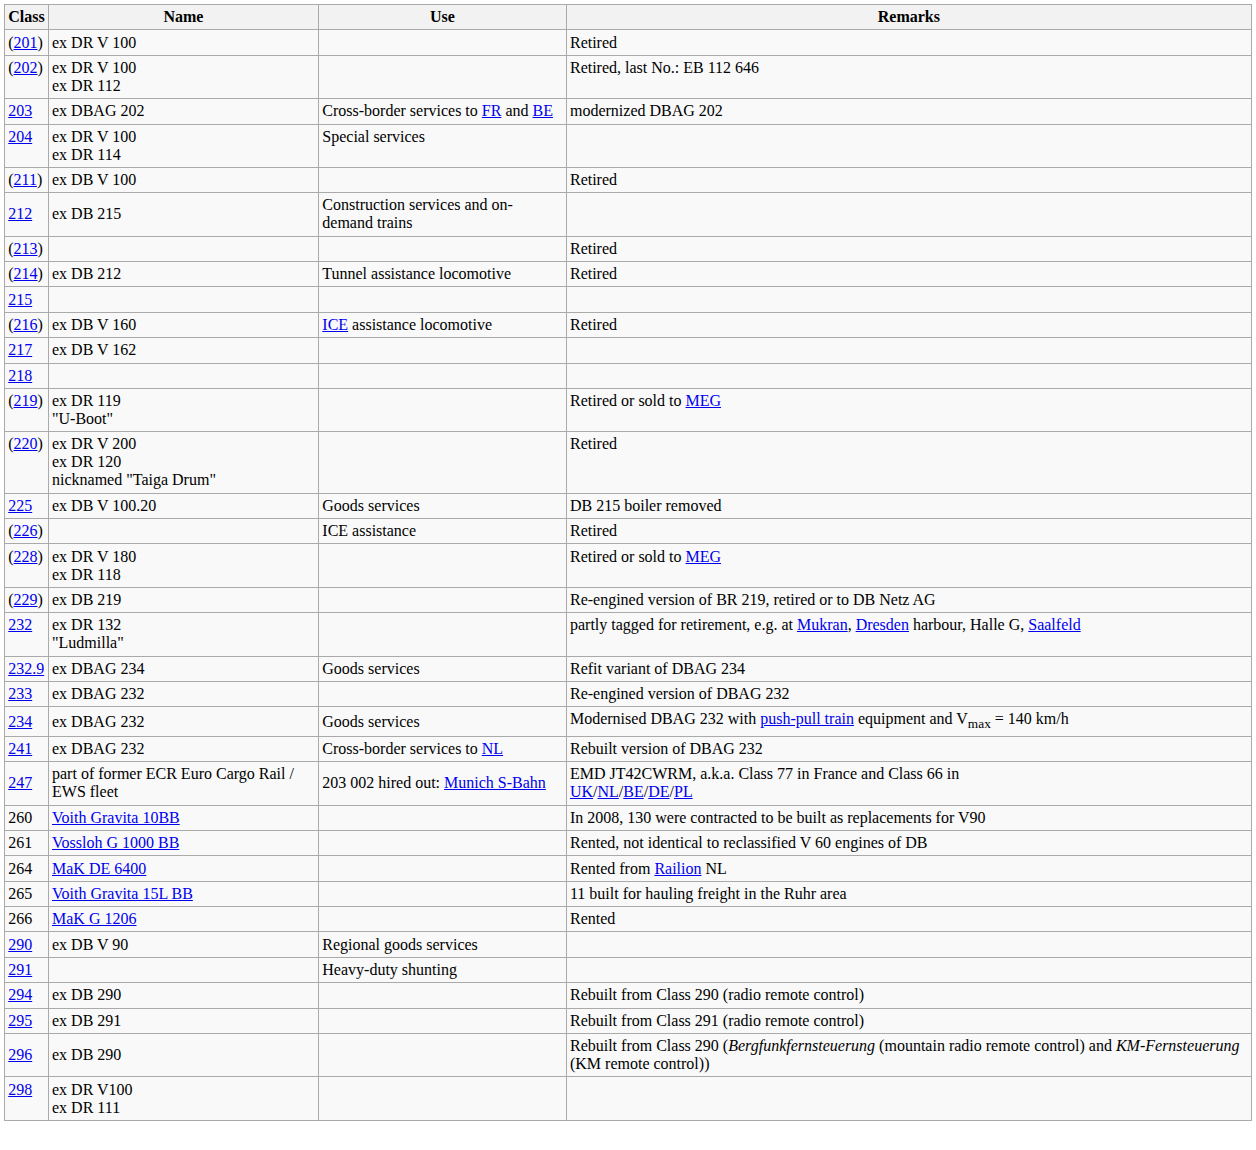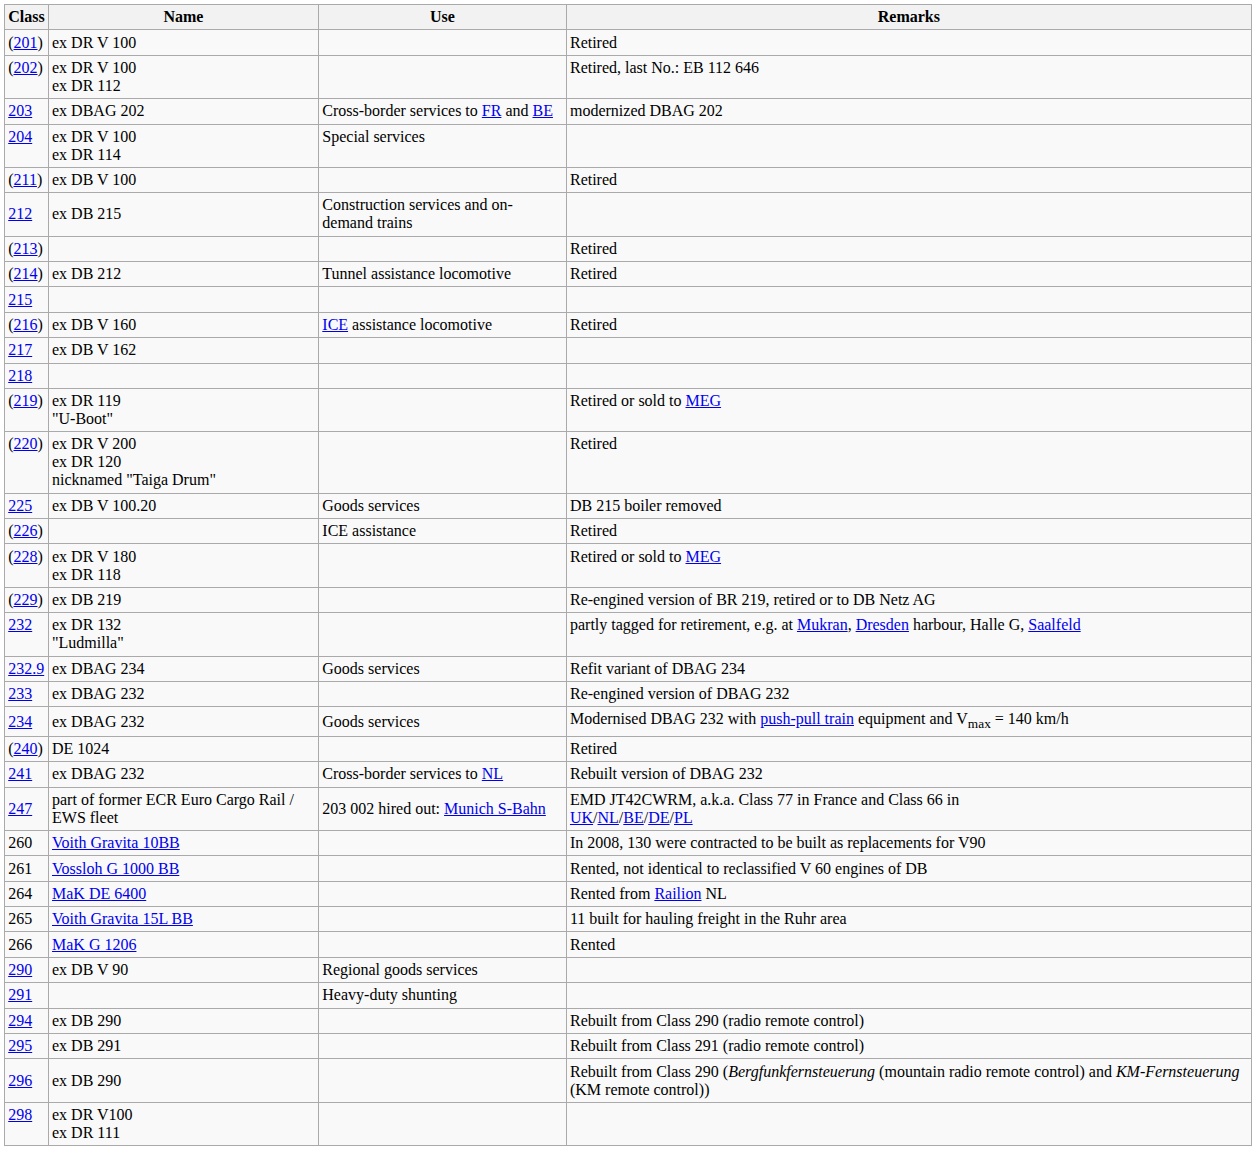+ row: (26, 748)
